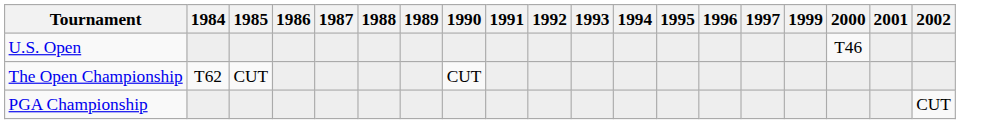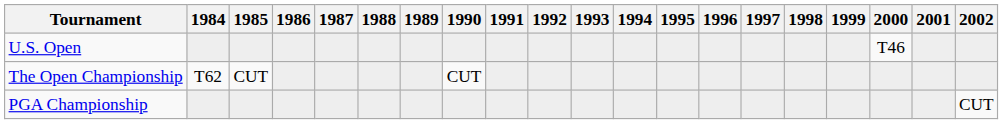+ column: (806, 18)
